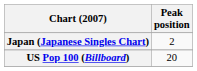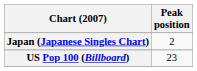(172, 58) 20 -> (172, 58) 23
